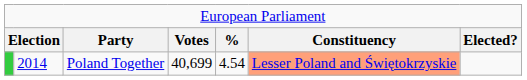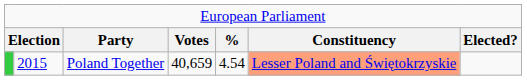(32, 63) 2014 -> (32, 63) 2015
(192, 63) 40,699 -> (192, 63) 40,659
